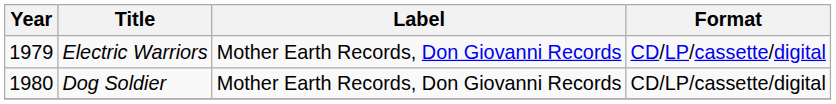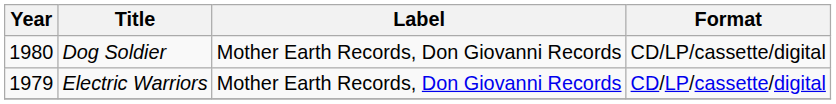rows swapped: (135, 51) <-> (114, 83)
